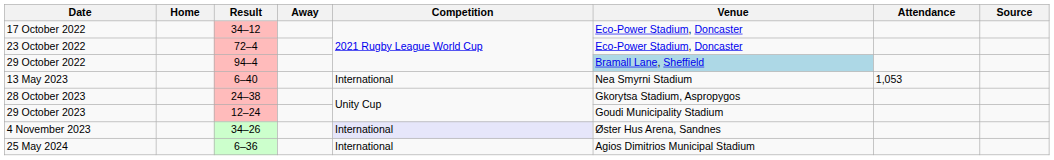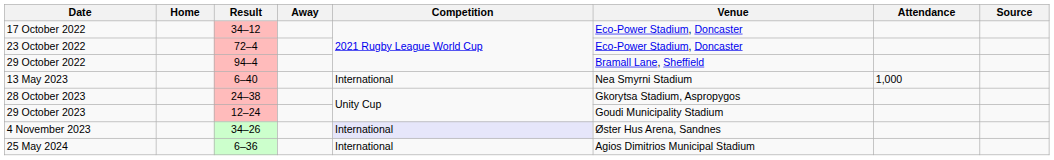(650, 63) lightblue background -> (650, 63) no background
(889, 79) 1,053 -> (889, 79) 1,000
